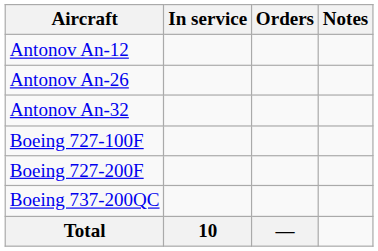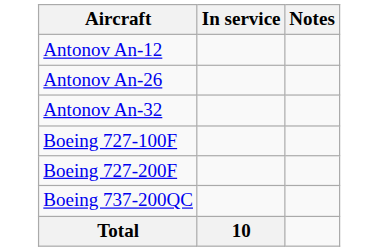- column: (285, 19)
